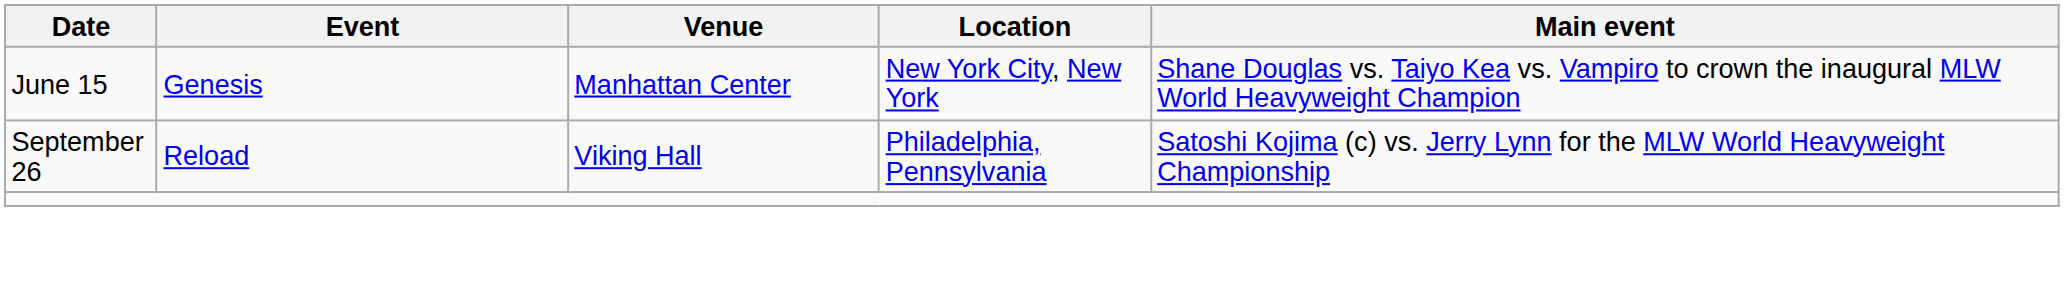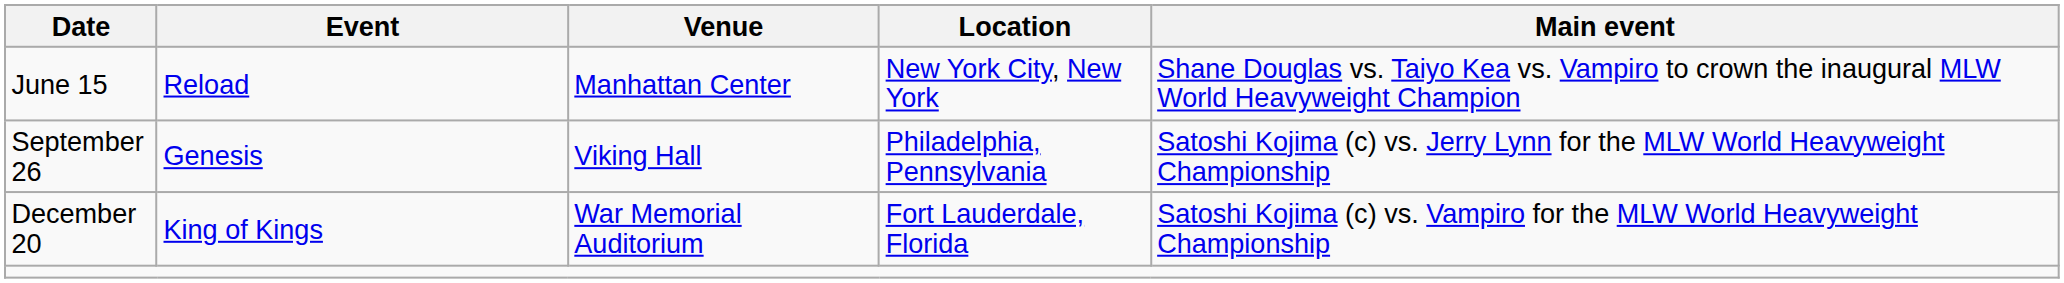(213, 84) Genesis -> (206, 84) Reload
(206, 156) Reload -> (213, 156) Genesis
+ row: (74, 229)
